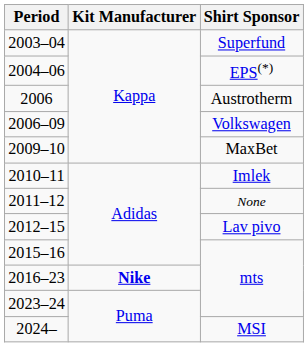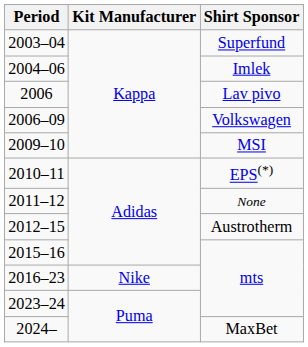(252, 70) EPS(*) -> (252, 68) Imlek
(252, 98) Austrotherm -> (252, 94) Lav pivo
(252, 149) MaxBet -> (252, 145) MSI
(252, 175) Imlek -> (252, 173) EPS(*)
(252, 226) Lav pivo -> (252, 226) Austrotherm
(134, 277) bold -> (134, 277) normal
(252, 329) MSI -> (252, 329) MaxBet
